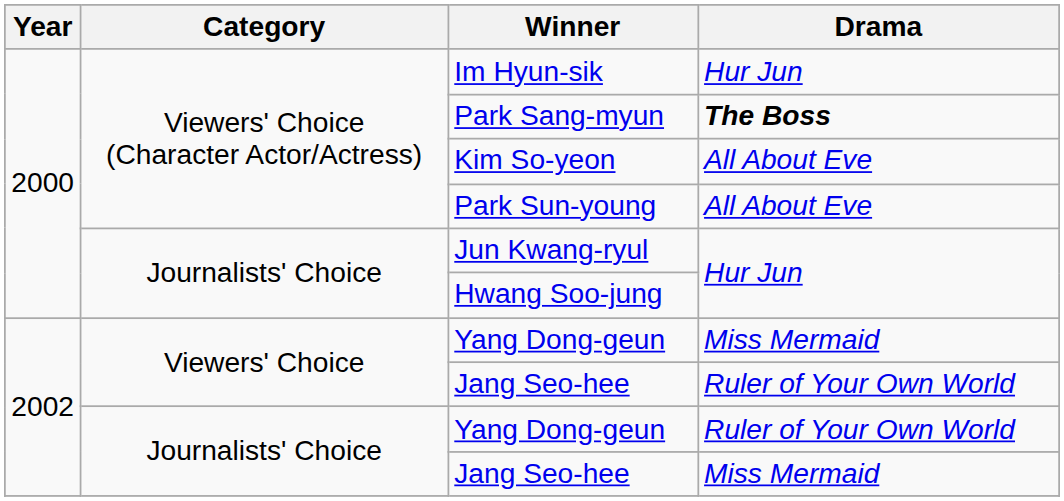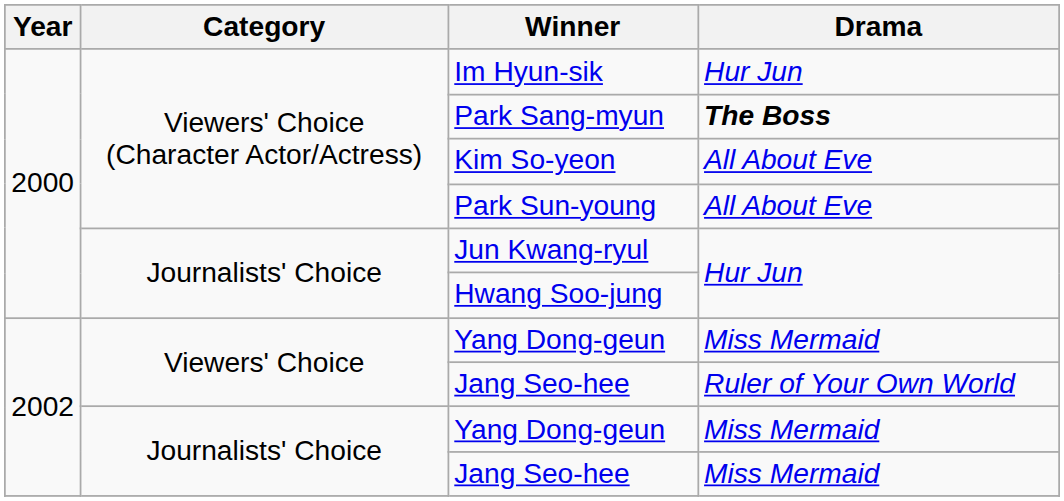(860, 428) Ruler of Your Own World -> (792, 428) Miss Mermaid
